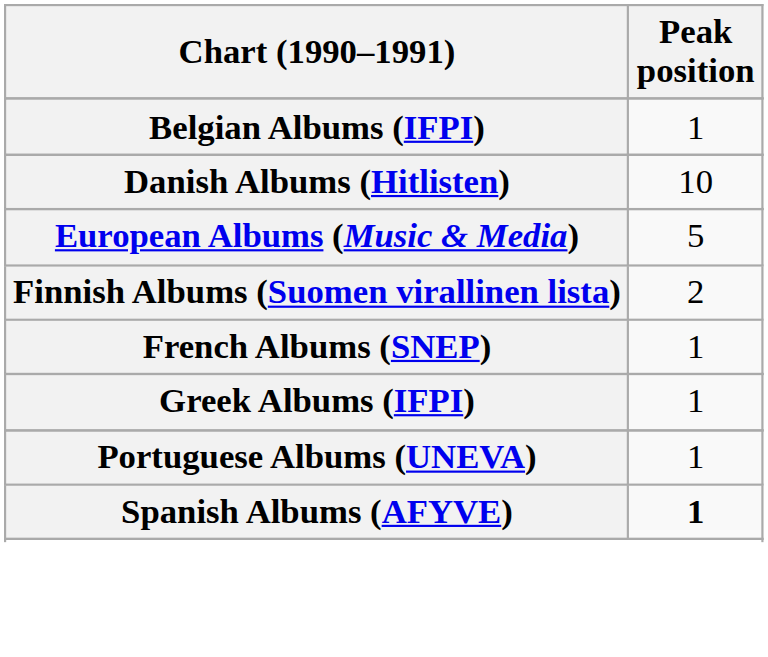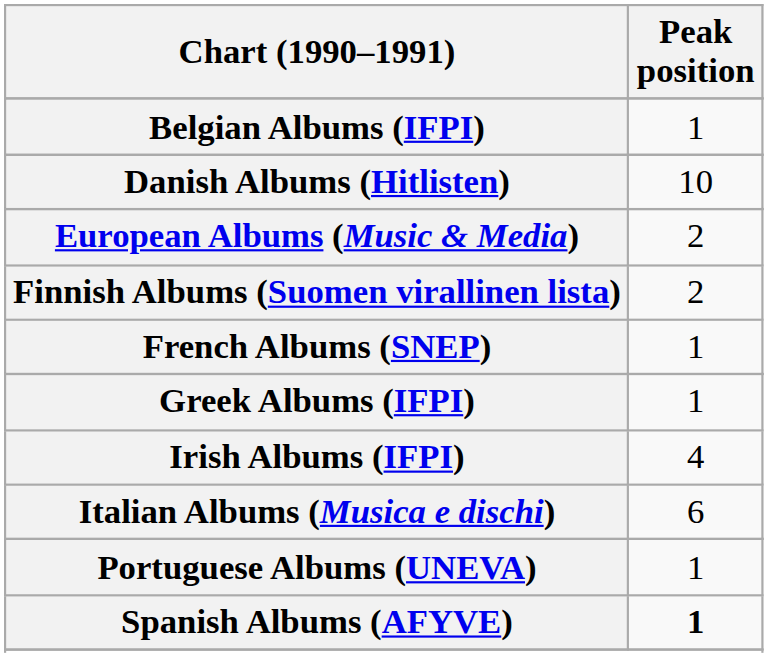(696, 236) 5 -> (696, 236) 2
+ row: (317, 456)
+ row: (317, 511)
